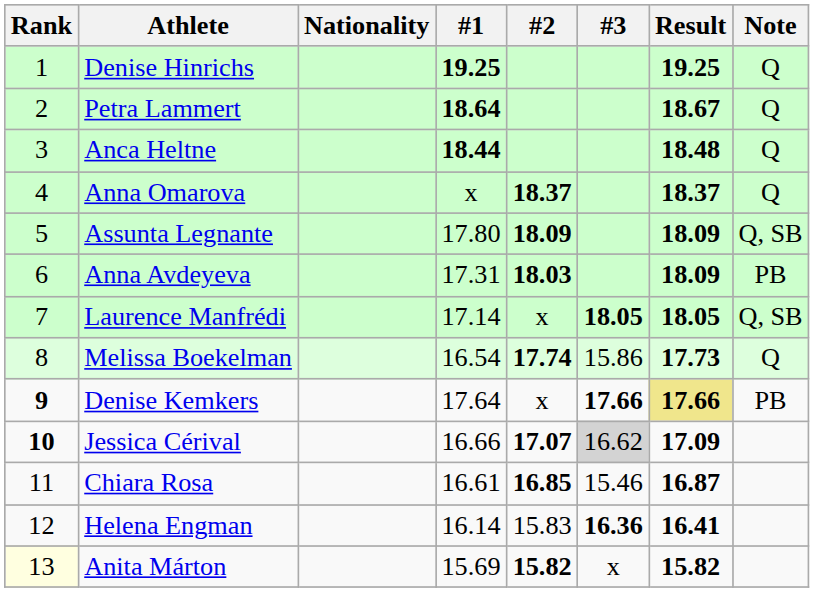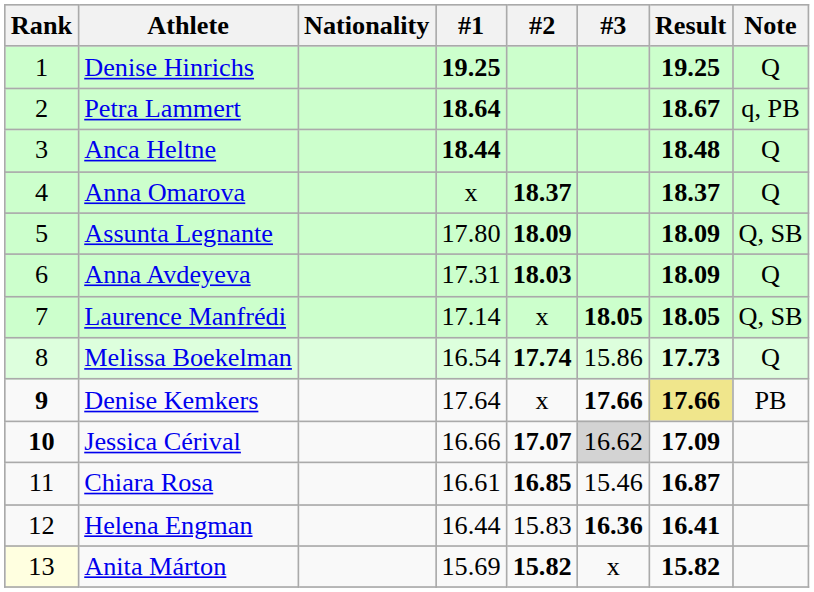(771, 108) Q -> (771, 108) q, PB
(771, 274) PB -> (771, 274) Q
(471, 524) 16.14 -> (471, 524) 16.44
